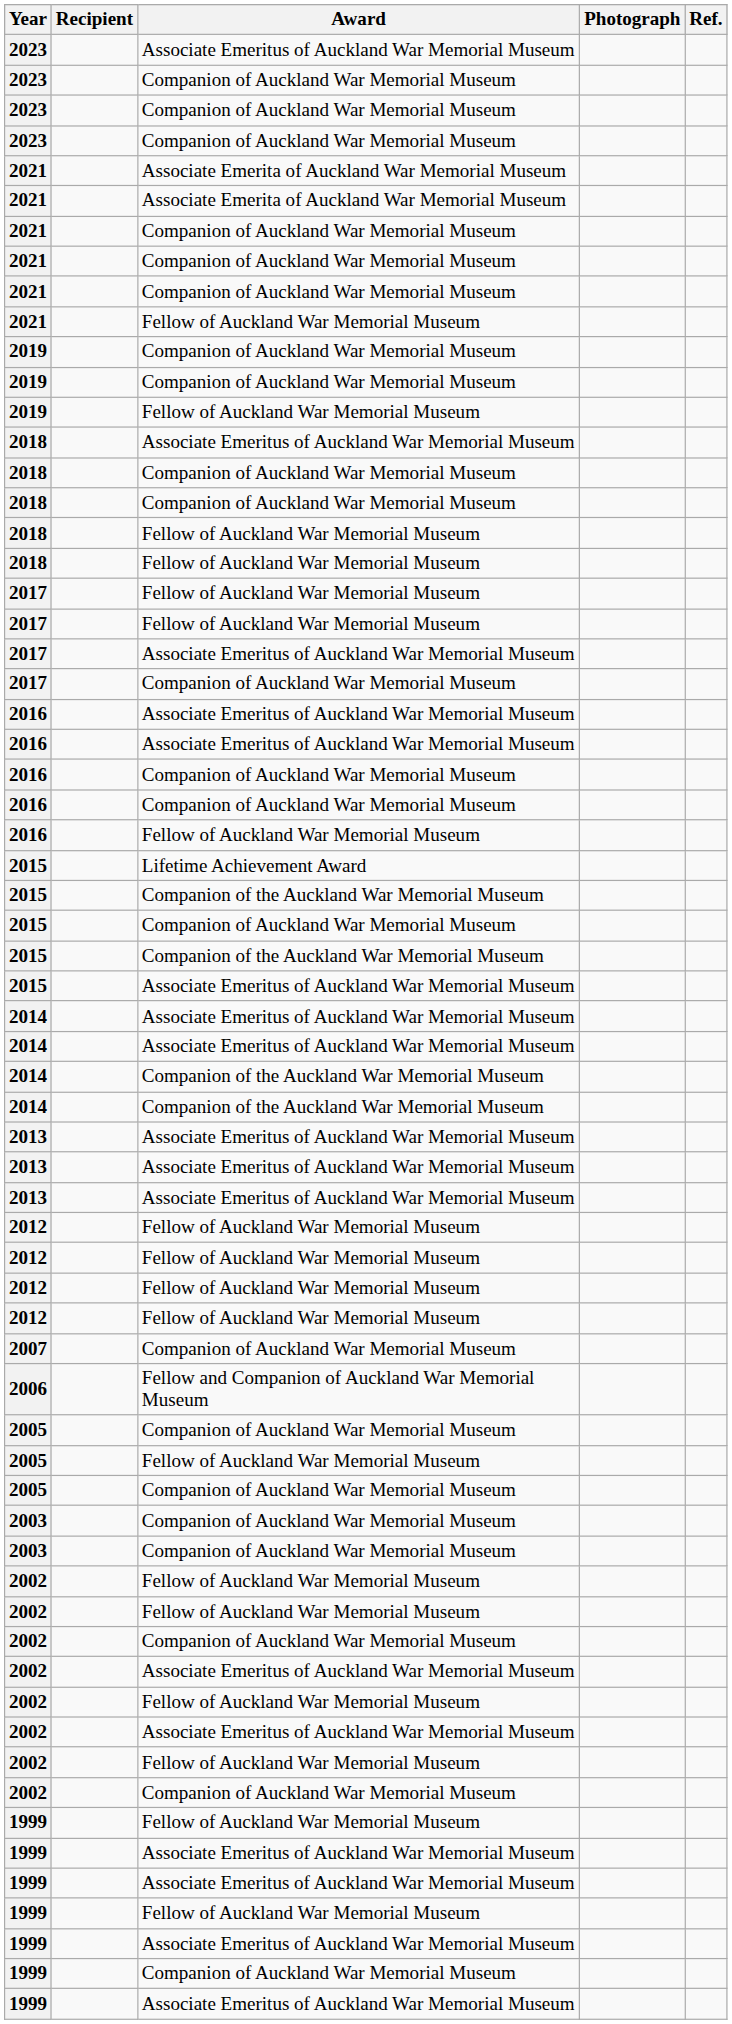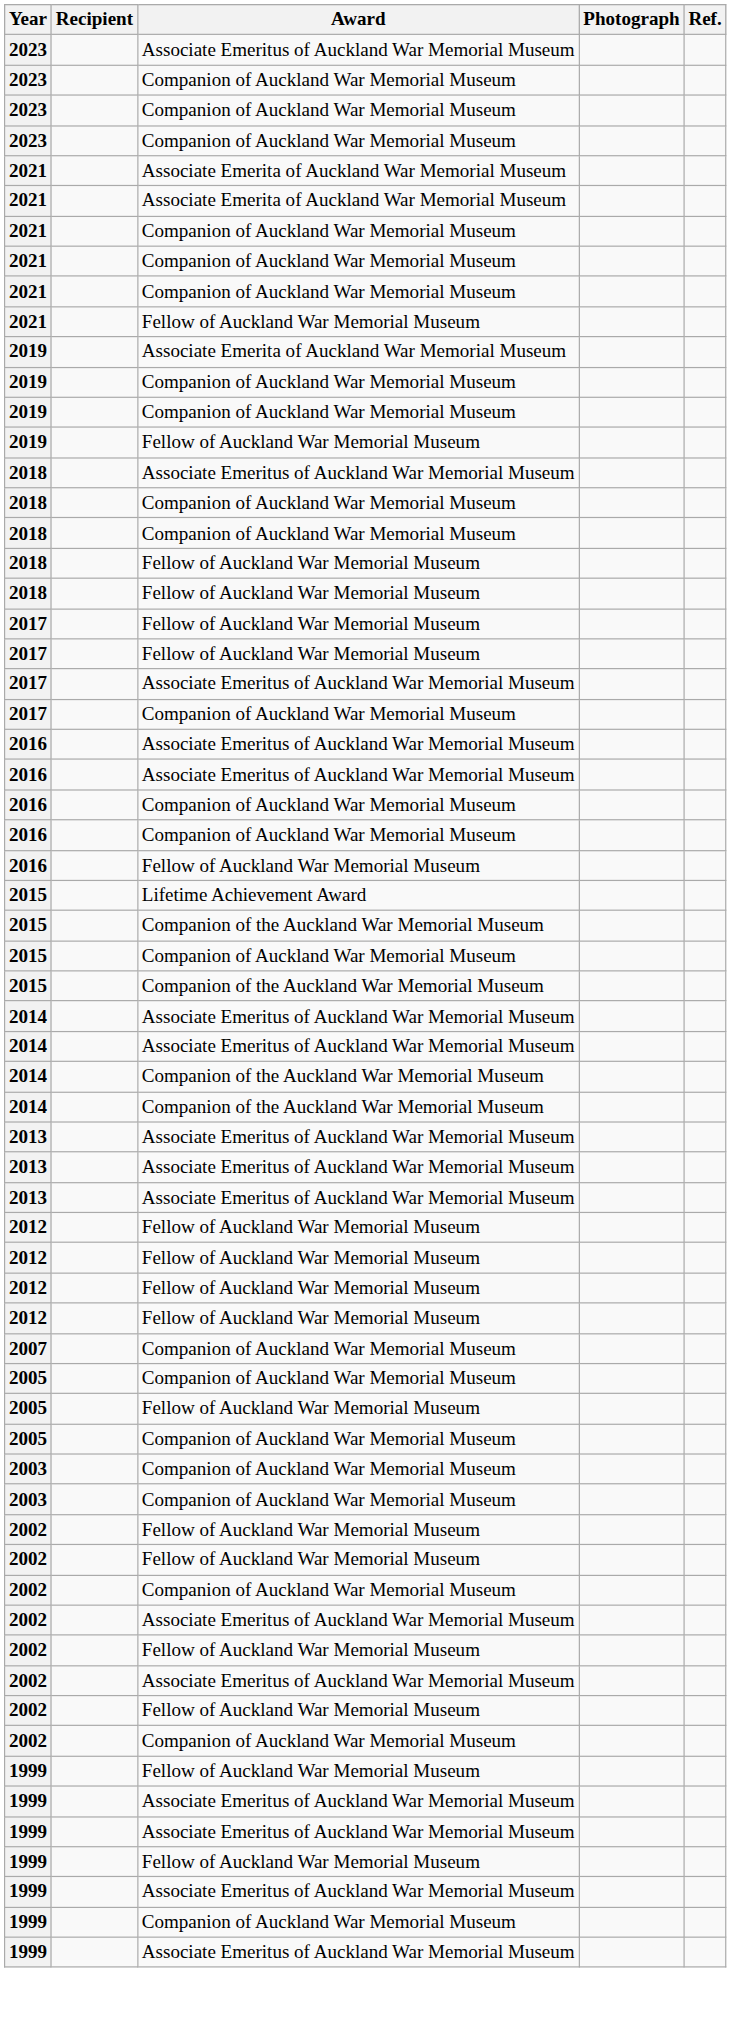+ row: (28, 351)
- row: (28, 985)
- row: (28, 1389)
